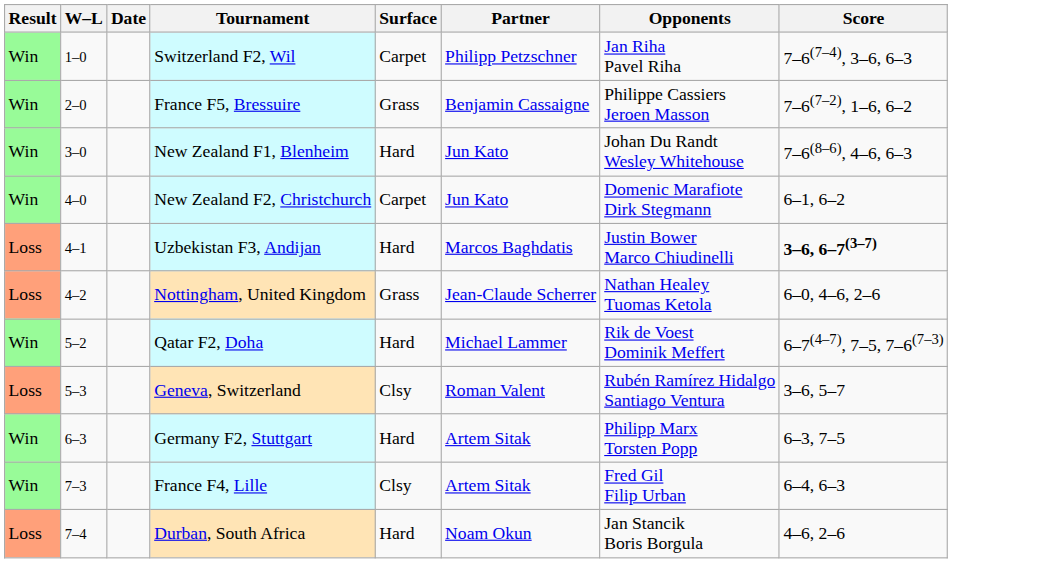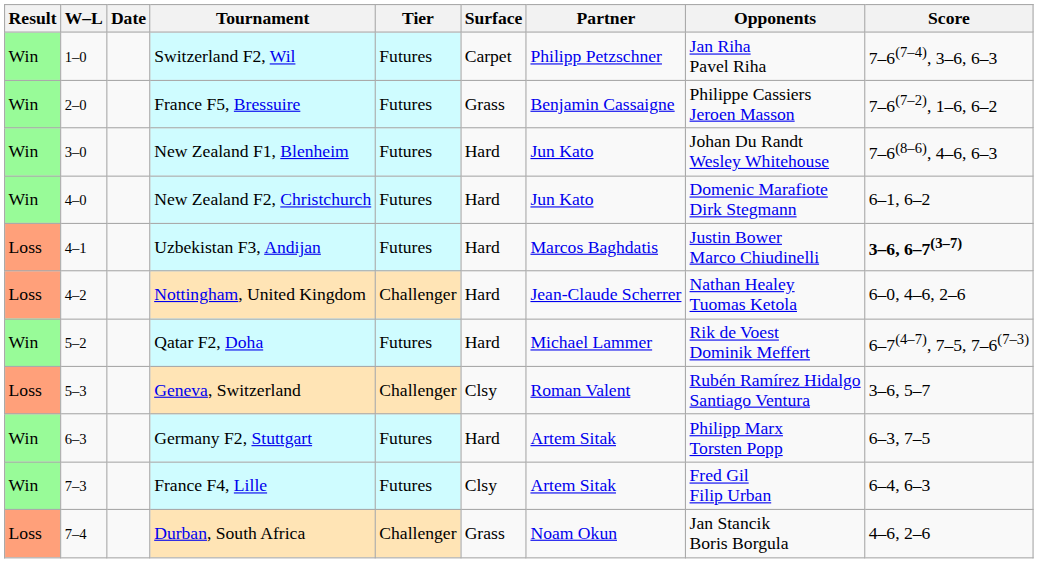+ column: (418, 18)
(403, 199) Carpet -> (482, 199) Hard
(399, 294) Grass -> (482, 294) Hard
(397, 533) Hard -> (485, 533) Grass
